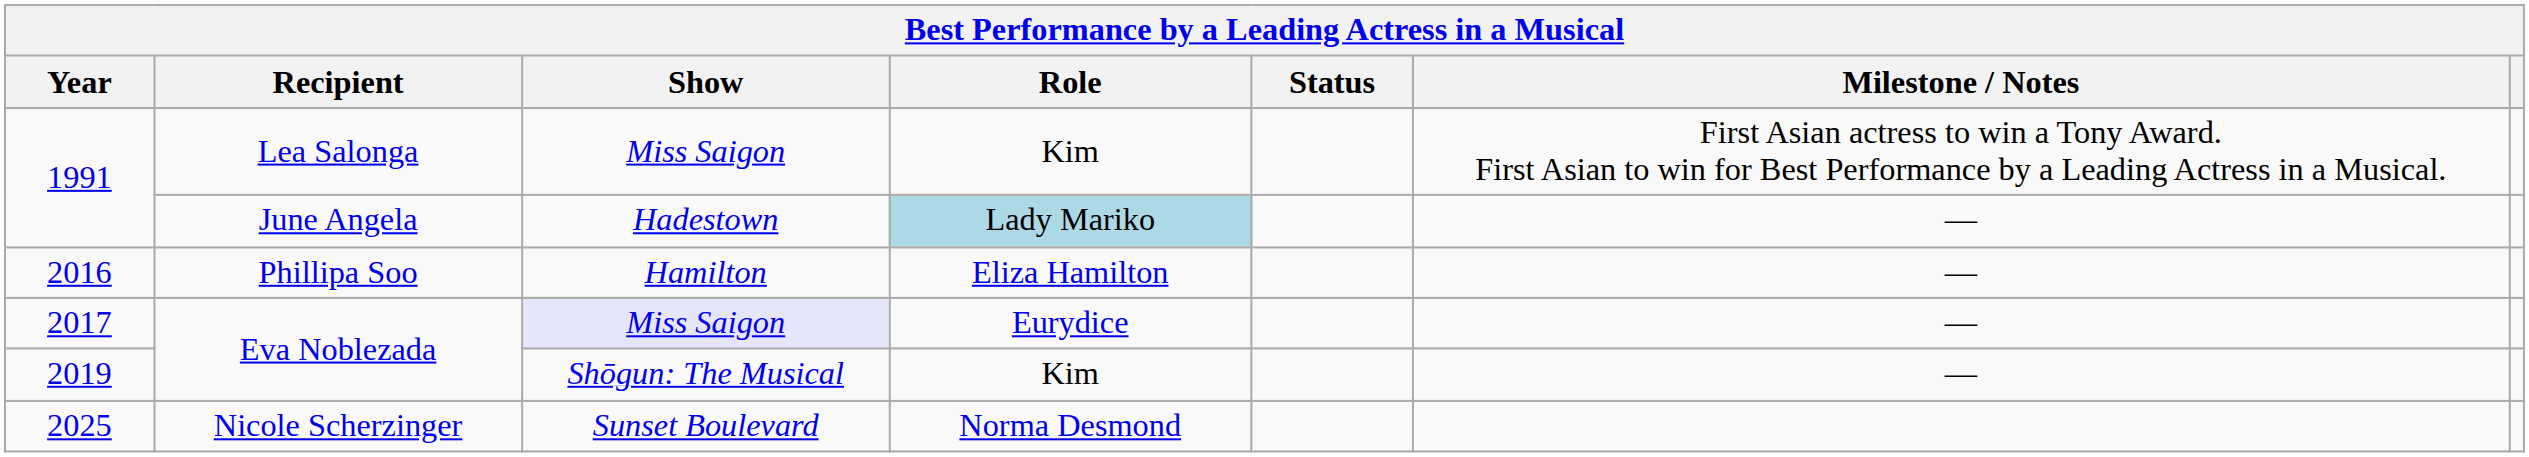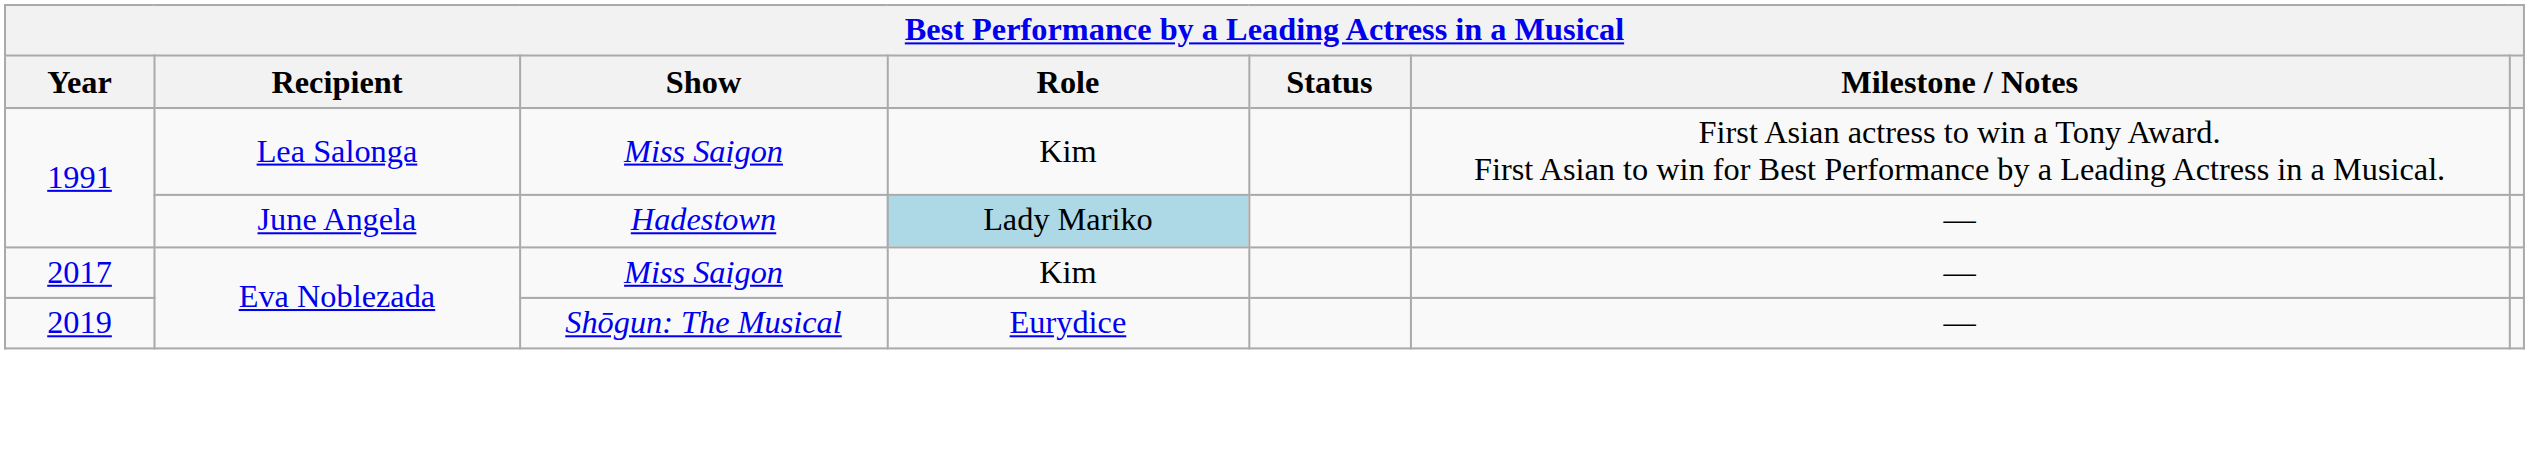- row: (79, 271)
(706, 322) lavender background -> (704, 271) no background
(1070, 322) Eurydice -> (1068, 271) Kim
(1070, 374) Kim -> (1068, 322) Eurydice
- row: (79, 425)
